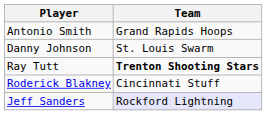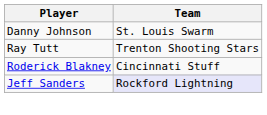- row: (49, 31)
(188, 66) bold -> (188, 48) normal
